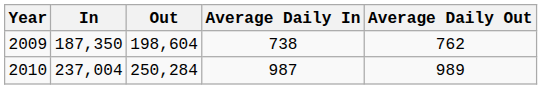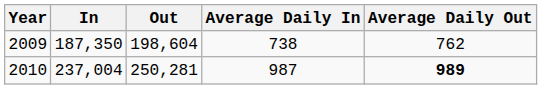(164, 70) 250,284 -> (164, 70) 250,281
(450, 70) normal -> (450, 70) bold
